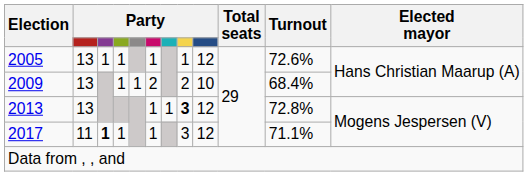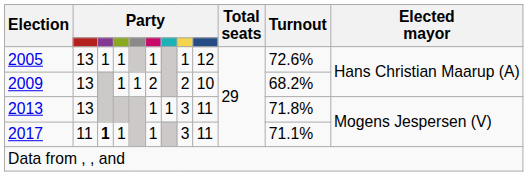(291, 84) 68.4% -> (291, 84) 68.2%
(185, 109) bold -> (185, 109) normal
(205, 109) 12 -> (205, 109) 11
(291, 109) 72.8% -> (291, 109) 71.8%
(205, 134) 12 -> (205, 134) 11
